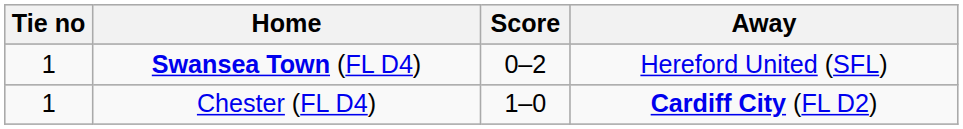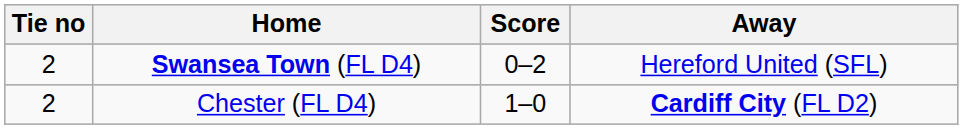(49, 64) 1 -> (49, 64) 2
(49, 104) 1 -> (49, 104) 2
